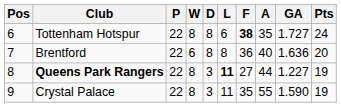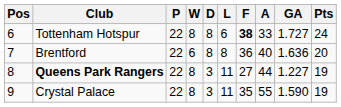(265, 33) 35 -> (265, 33) 33
(227, 72) bold -> (227, 72) normal
